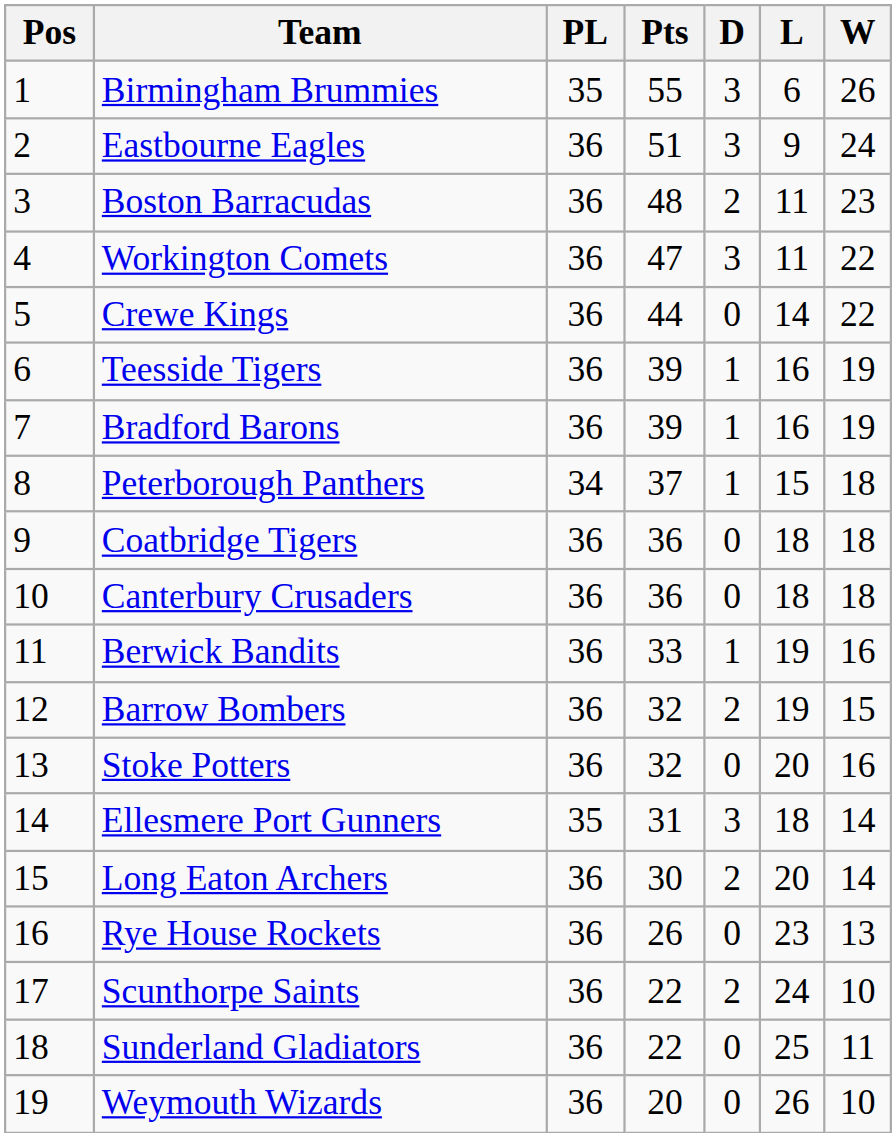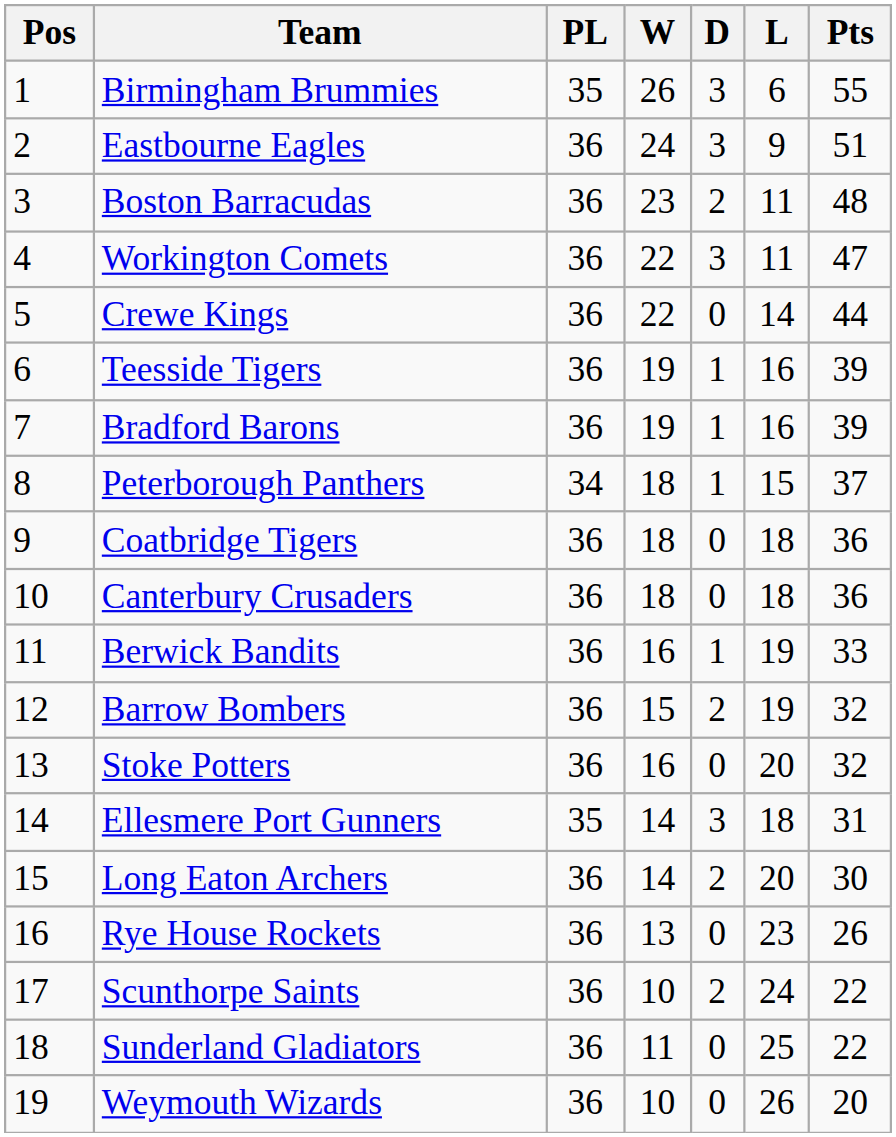columns swapped: (858, 32) <-> (665, 32)
